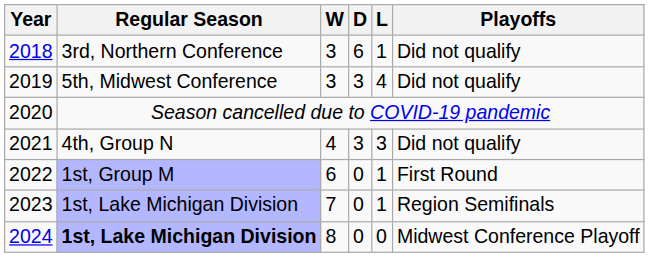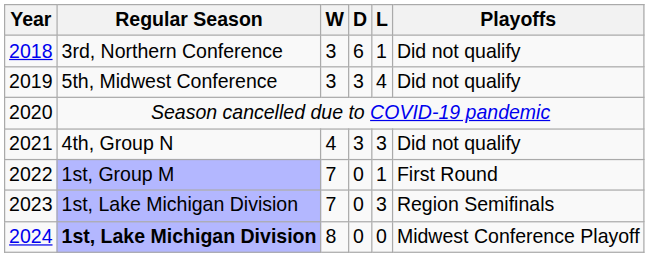(331, 174) 6 -> (331, 174) 7
(381, 205) 1 -> (381, 205) 3
